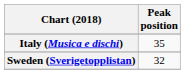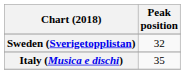rows swapped: (71, 43) <-> (71, 60)
